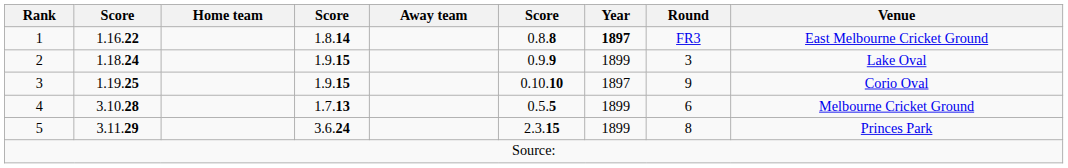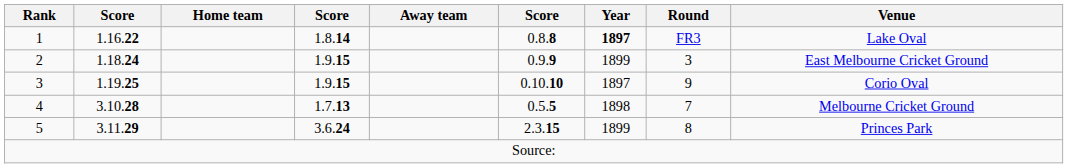(897, 38) East Melbourne Cricket Ground -> (897, 38) Lake Oval
(897, 60) Lake Oval -> (897, 60) East Melbourne Cricket Ground
(616, 106) 1899 -> (616, 106) 1898
(688, 106) 6 -> (688, 106) 7
